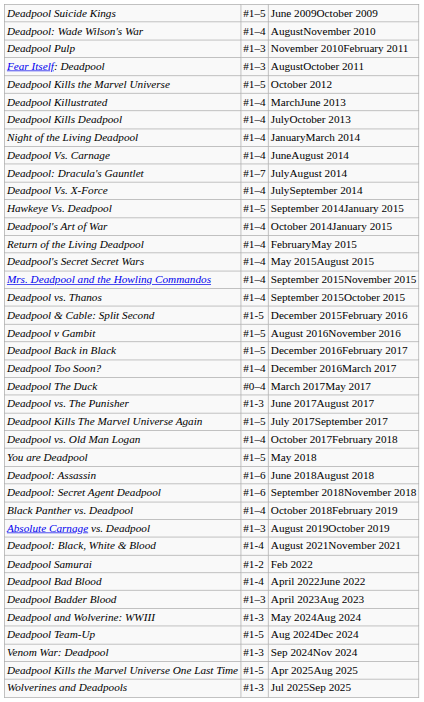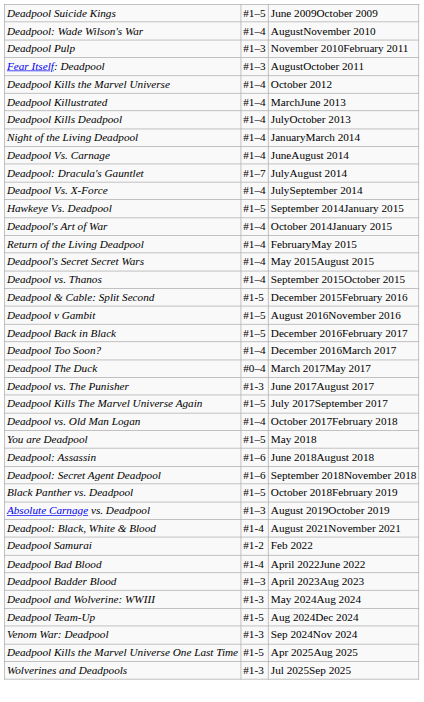(254, 84) #1–5 -> (254, 84) #1–4
- row: (109, 279)
(254, 510) #1–4 -> (254, 492) #1–5
